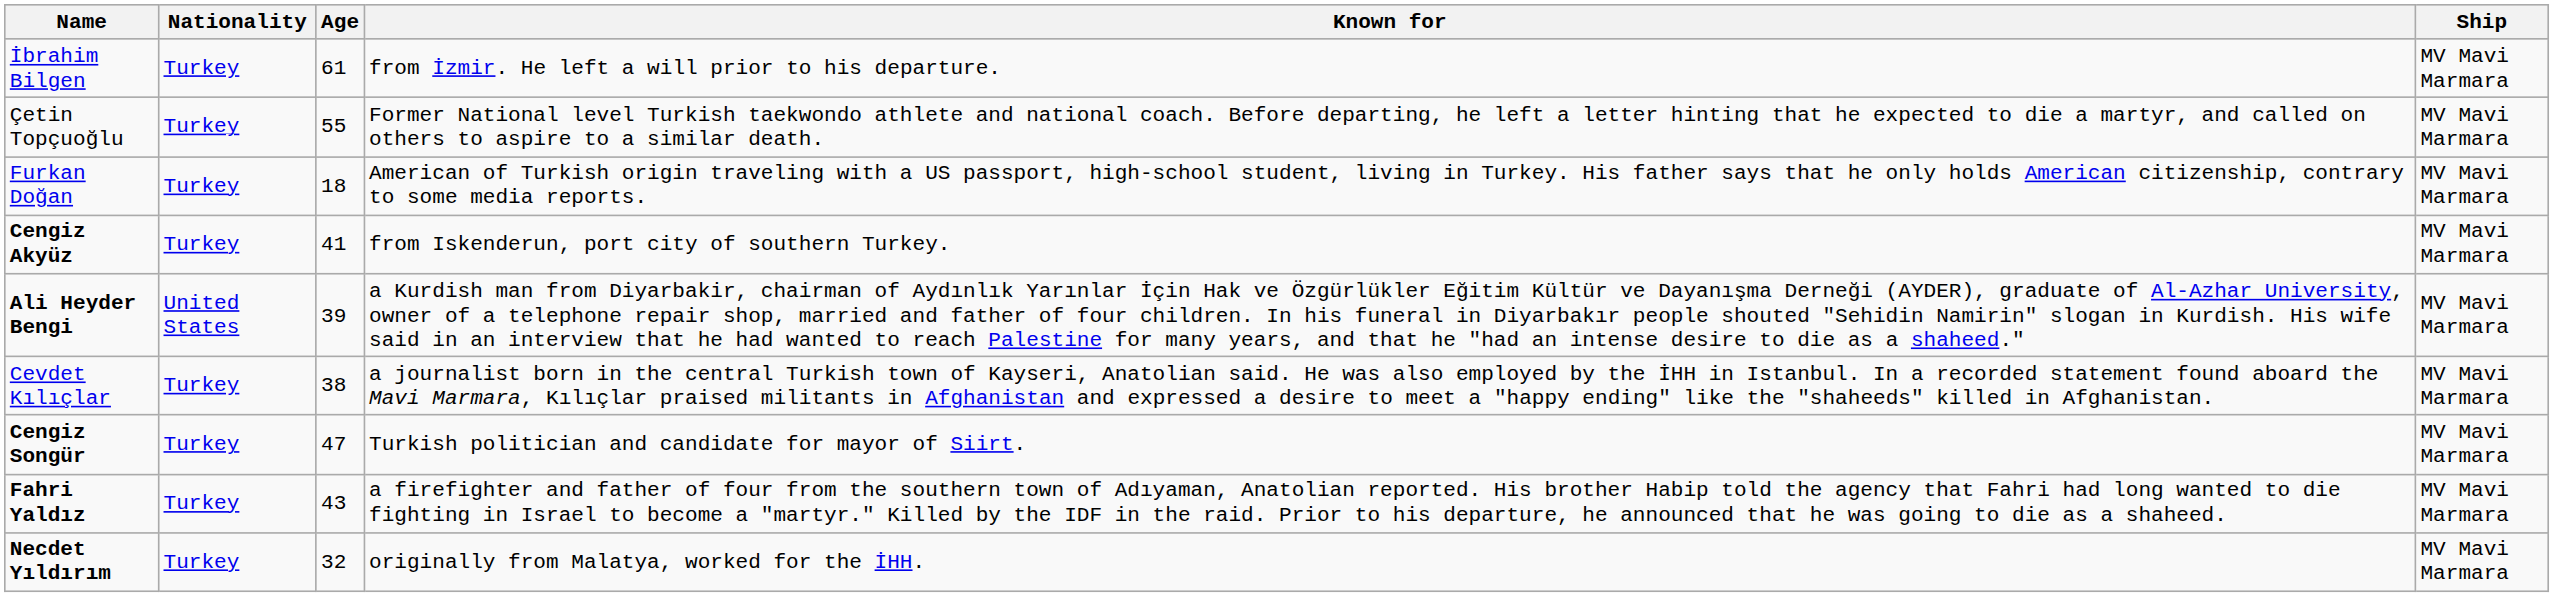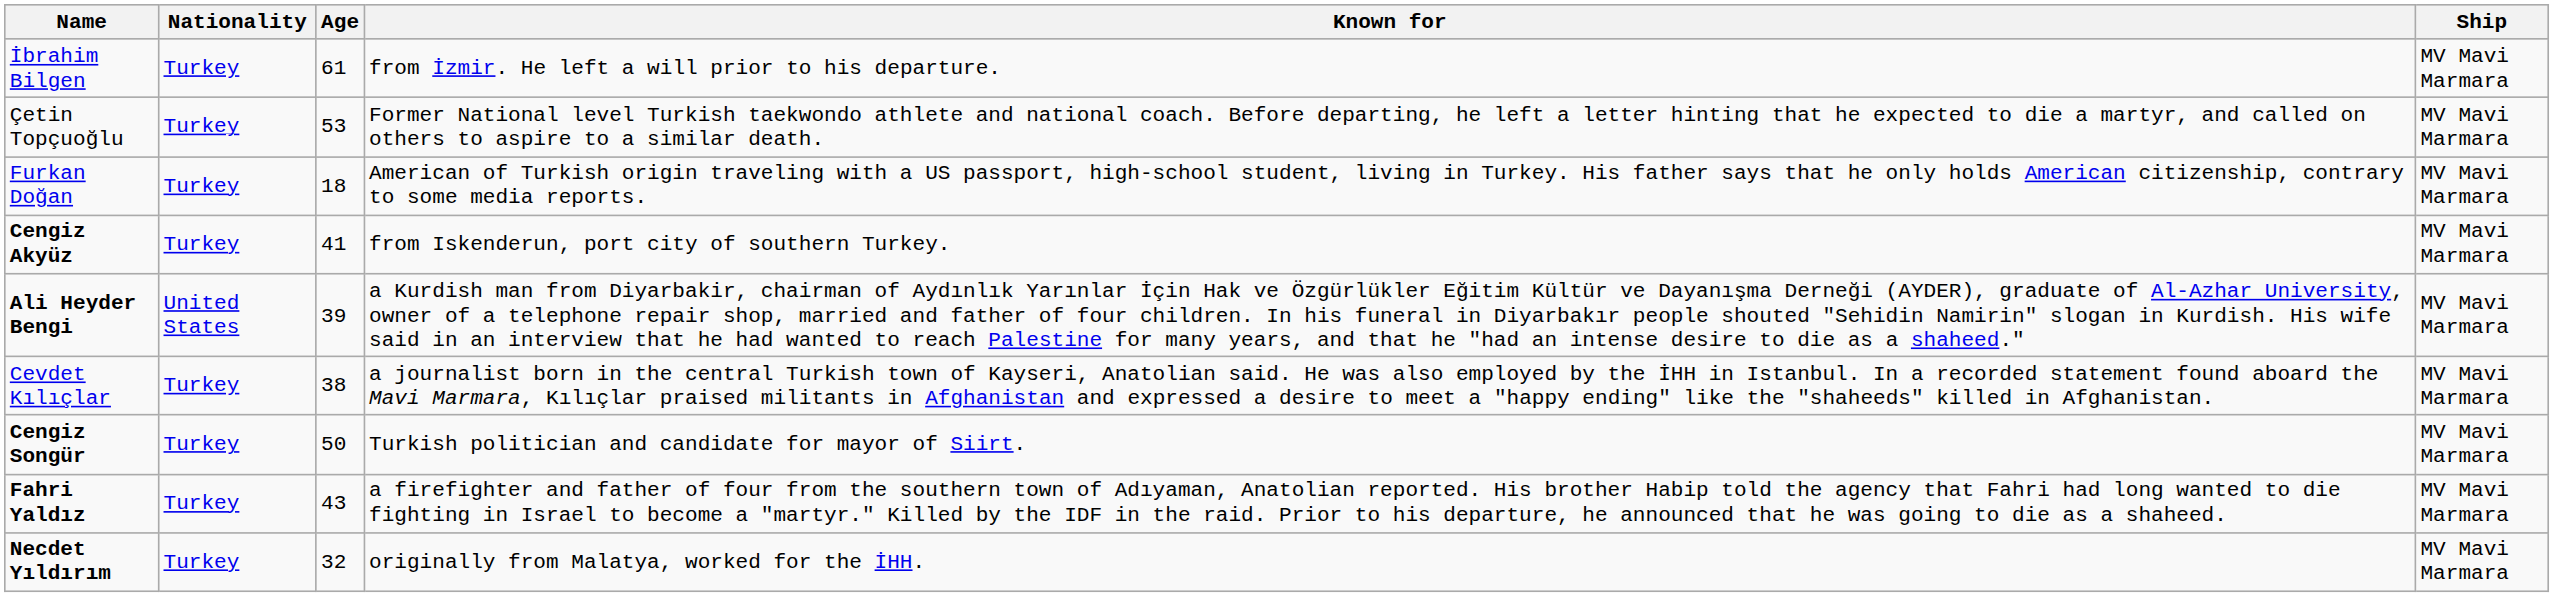(334, 127) 55 -> (334, 127) 53
(334, 444) 47 -> (334, 444) 50
